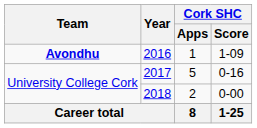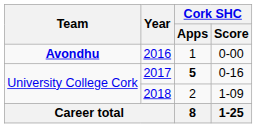(231, 53) 1-09 -> (231, 53) 0-00
(193, 73) normal -> (193, 73) bold
(231, 93) 0-00 -> (231, 93) 1-09
